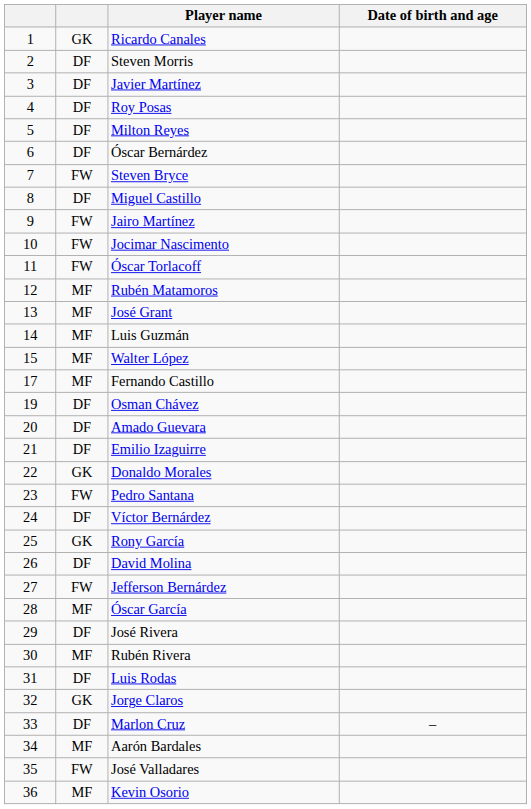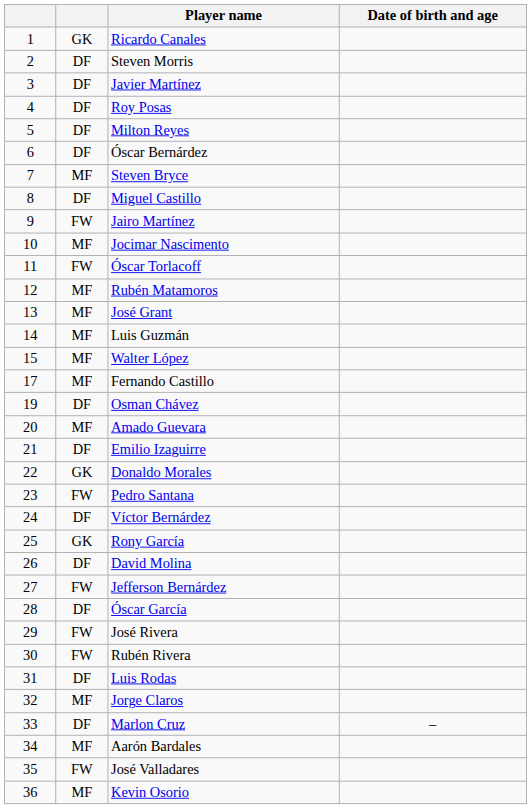(82, 175) FW -> (82, 175) MF
(82, 244) FW -> (82, 244) MF
(82, 426) DF -> (82, 426) MF
(82, 609) MF -> (82, 609) DF
(82, 632) DF -> (82, 632) FW
(82, 655) MF -> (82, 655) FW
(82, 701) GK -> (82, 701) MF
